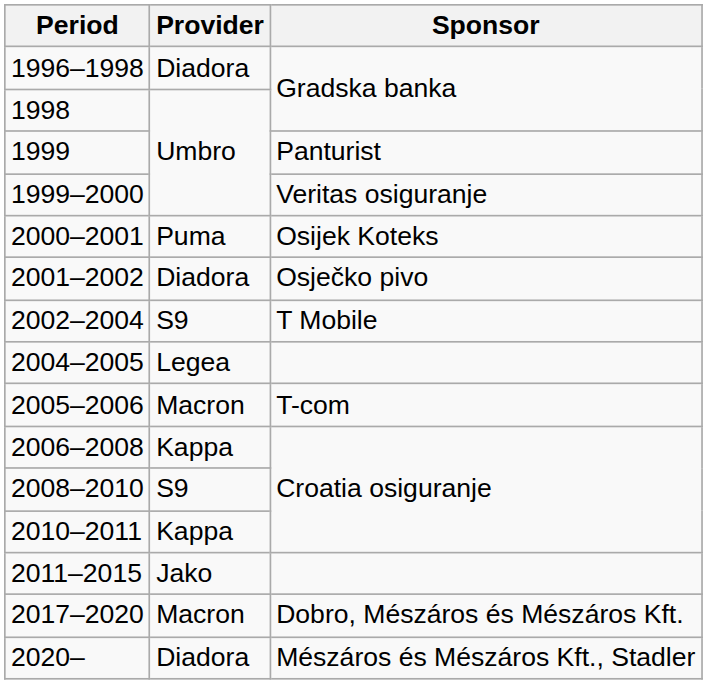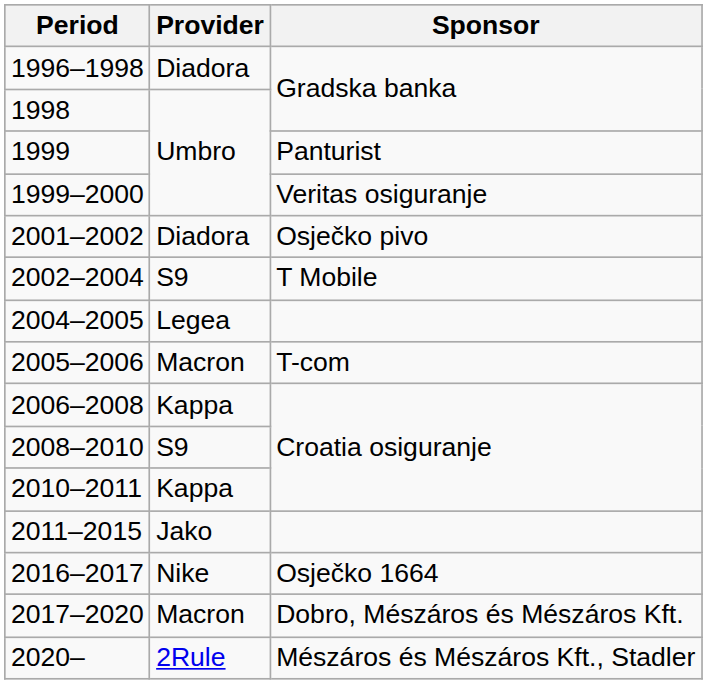- row: (77, 236)
+ row: (77, 573)
(203, 657) Diadora -> (191, 657) 2Rule
